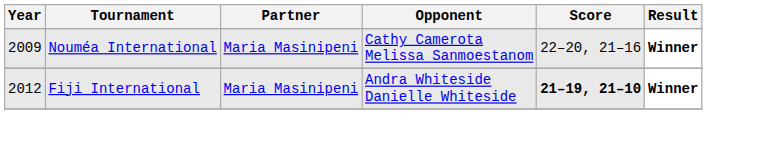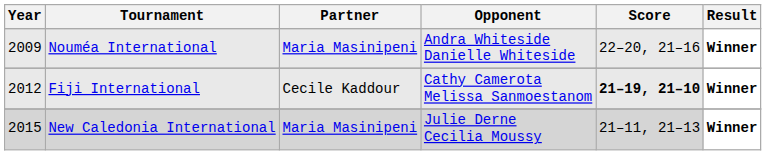(449, 48) Cathy Camerota Melissa Sanmoestanom -> (500, 48) Andra Whiteside Danielle Whiteside
(291, 88) Maria Masinipeni -> (341, 88) Cecile Kaddour
(441, 88) Andra Whiteside Danielle Whiteside -> (508, 88) Cathy Camerota Melissa Sanmoestanom
+ row: (162, 129)
